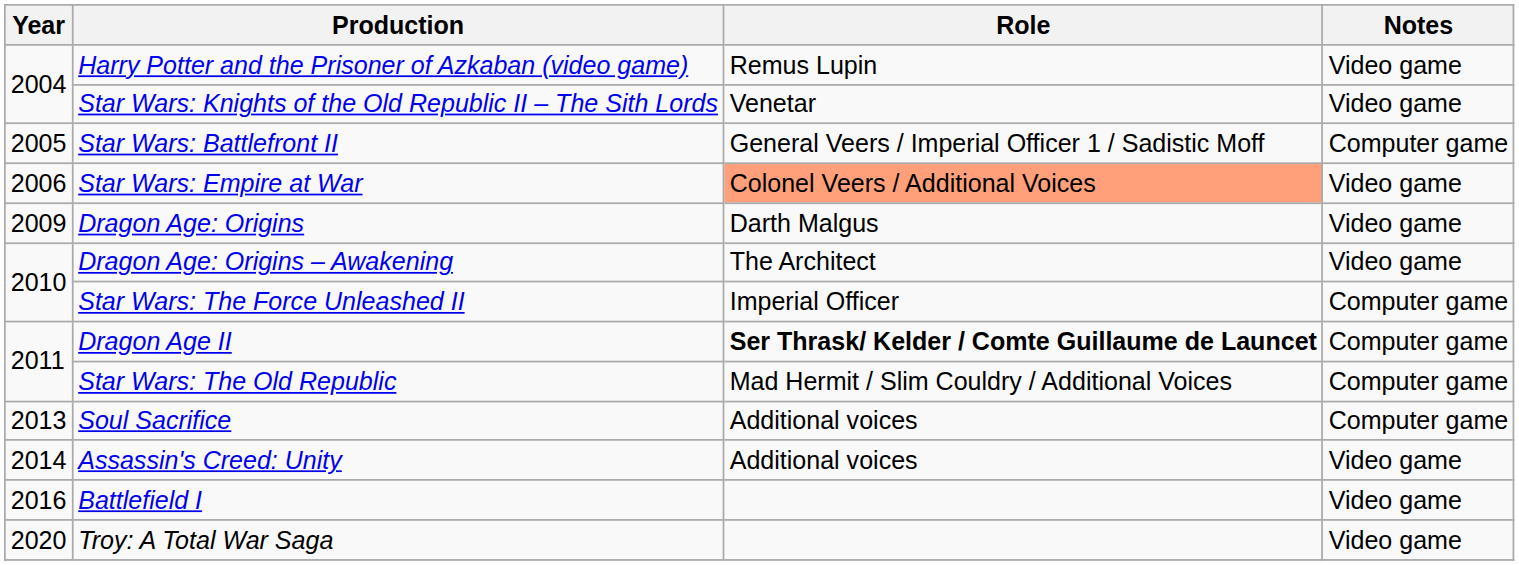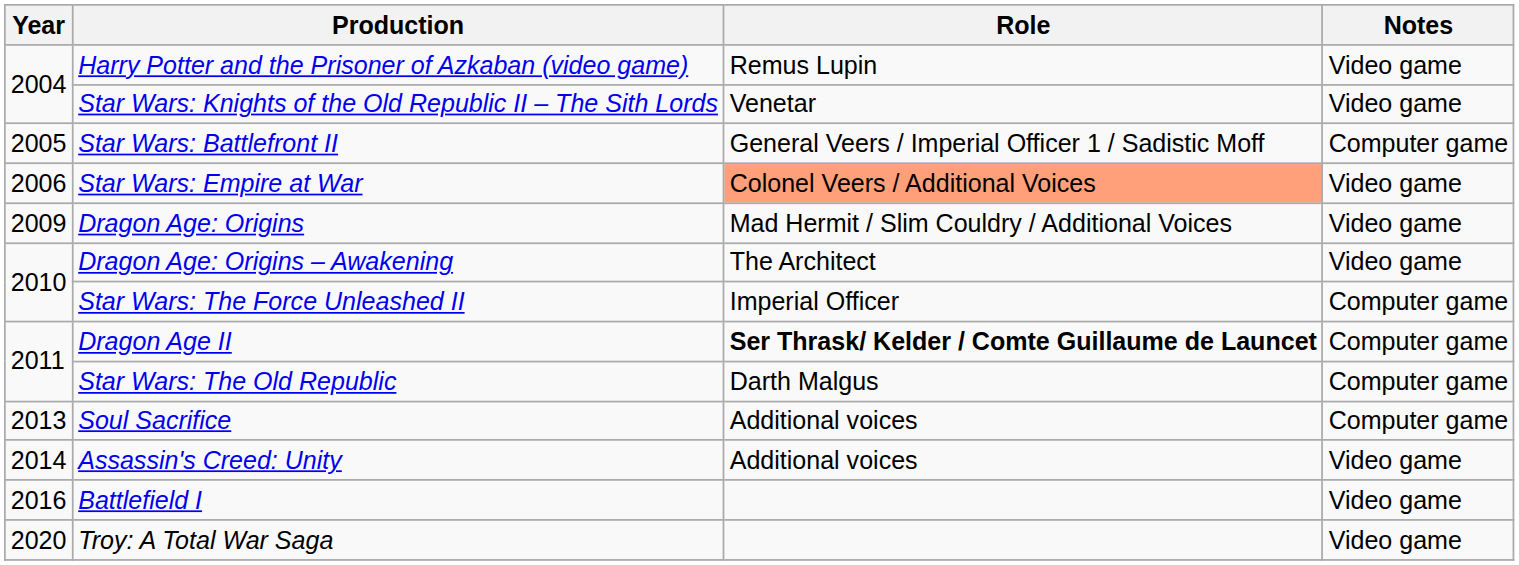(804, 223) Darth Malgus -> (981, 223) Mad Hermit / Slim Couldry / Additional Voices
(981, 381) Mad Hermit / Slim Couldry / Additional Voices -> (804, 381) Darth Malgus
